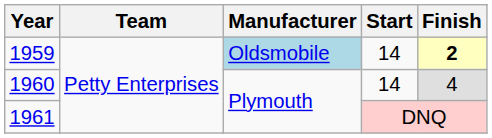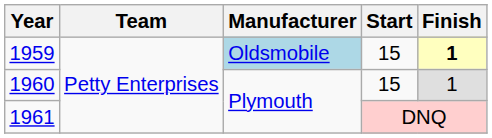(389, 53) 14 -> (389, 53) 15
(452, 53) 2 -> (452, 53) 1
(389, 85) 14 -> (389, 85) 15
(452, 85) 4 -> (452, 85) 1
